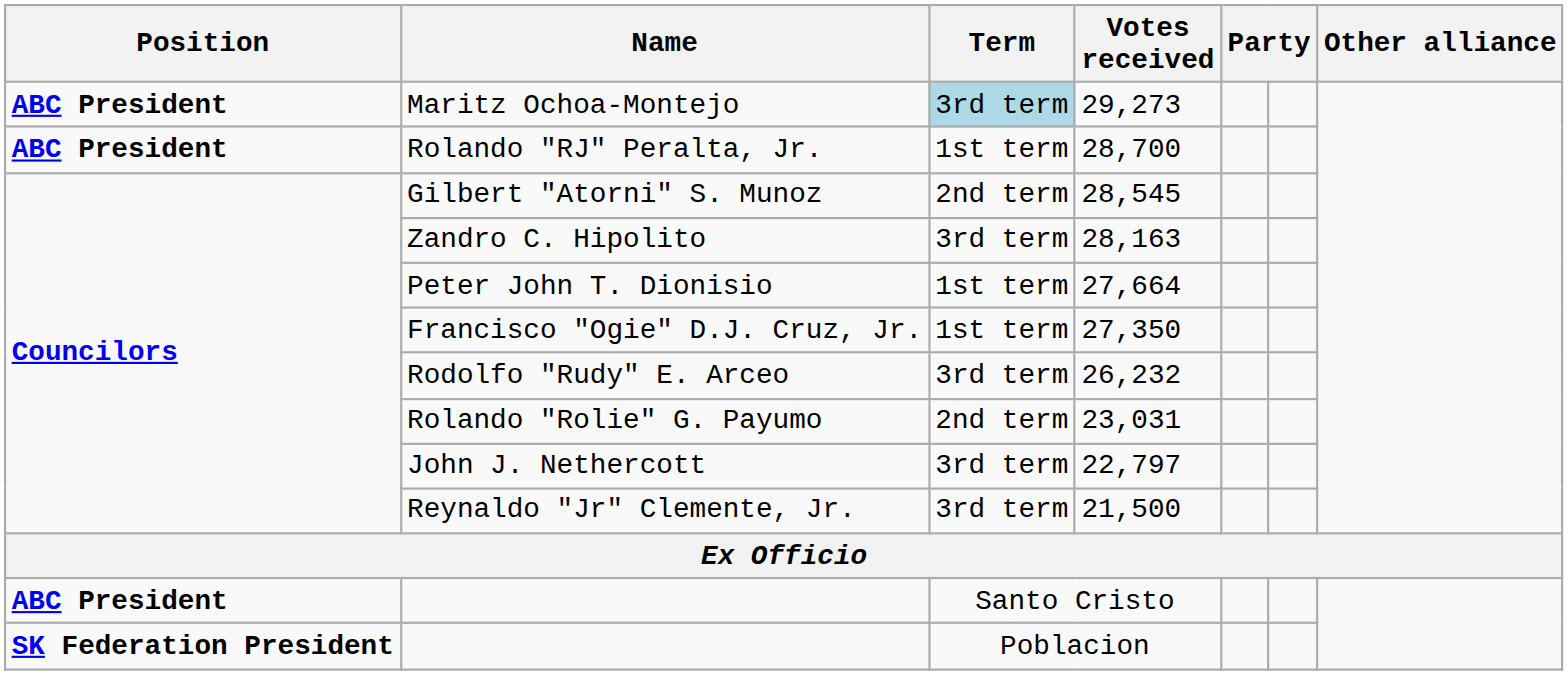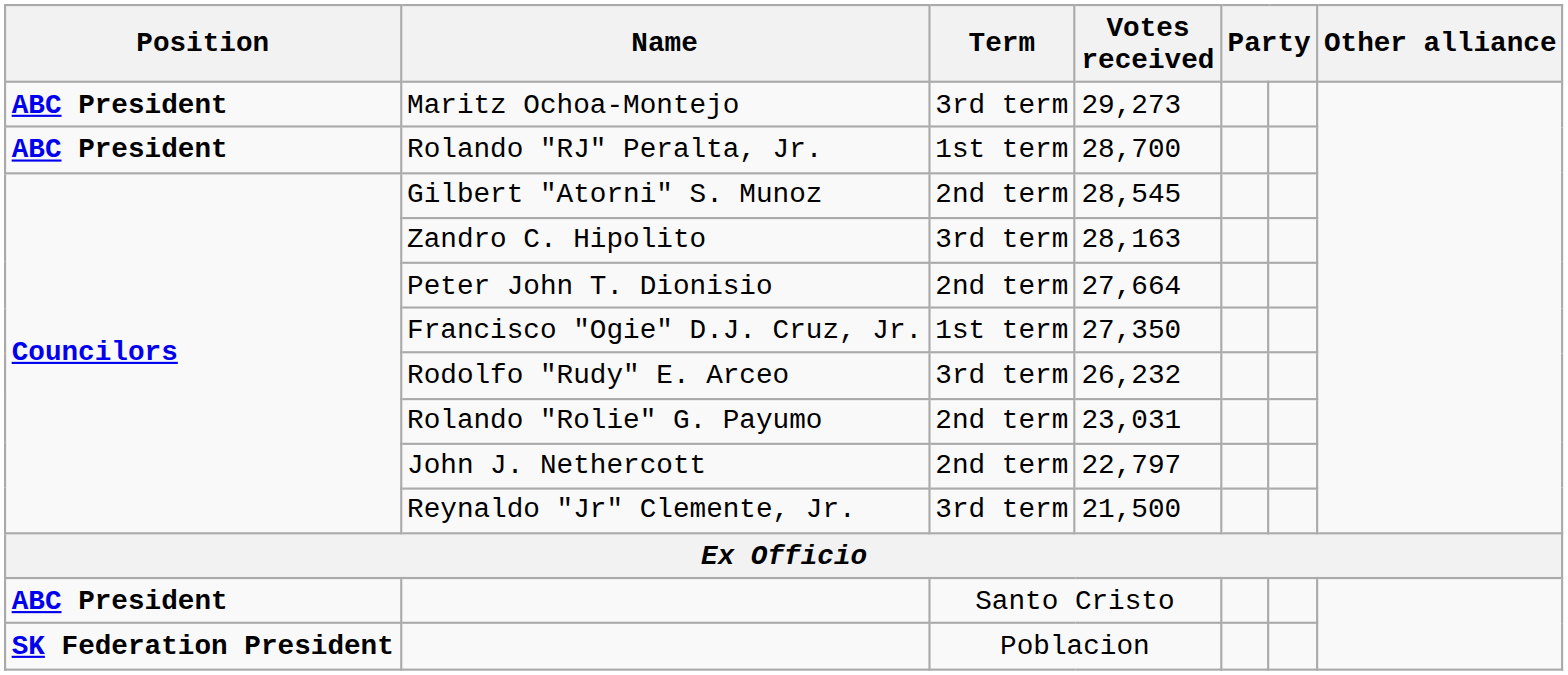(1002, 105) lightblue background -> (1002, 105) no background
(1002, 285) 1st term -> (1002, 285) 2nd term
(1002, 466) 3rd term -> (1002, 466) 2nd term
